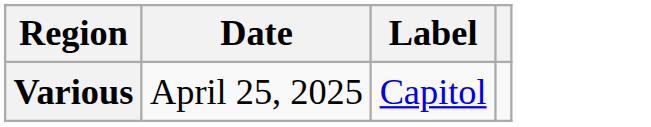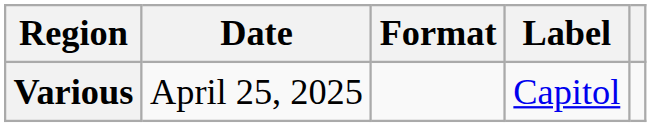+ column: (438, 33)
